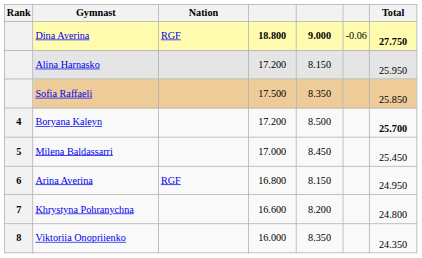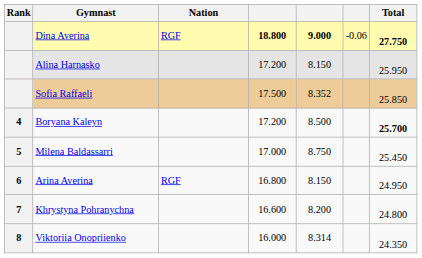(320, 94) 8.350 -> (320, 94) 8.352
(320, 151) 8.450 -> (320, 151) 8.750
(320, 238) 8.350 -> (320, 238) 8.314
